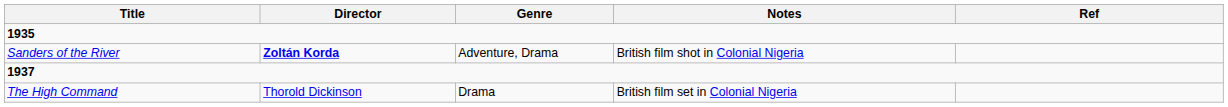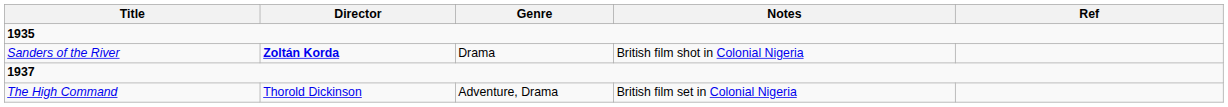(508, 53) Adventure, Drama -> (477, 53) Drama
(477, 92) Drama -> (508, 92) Adventure, Drama
